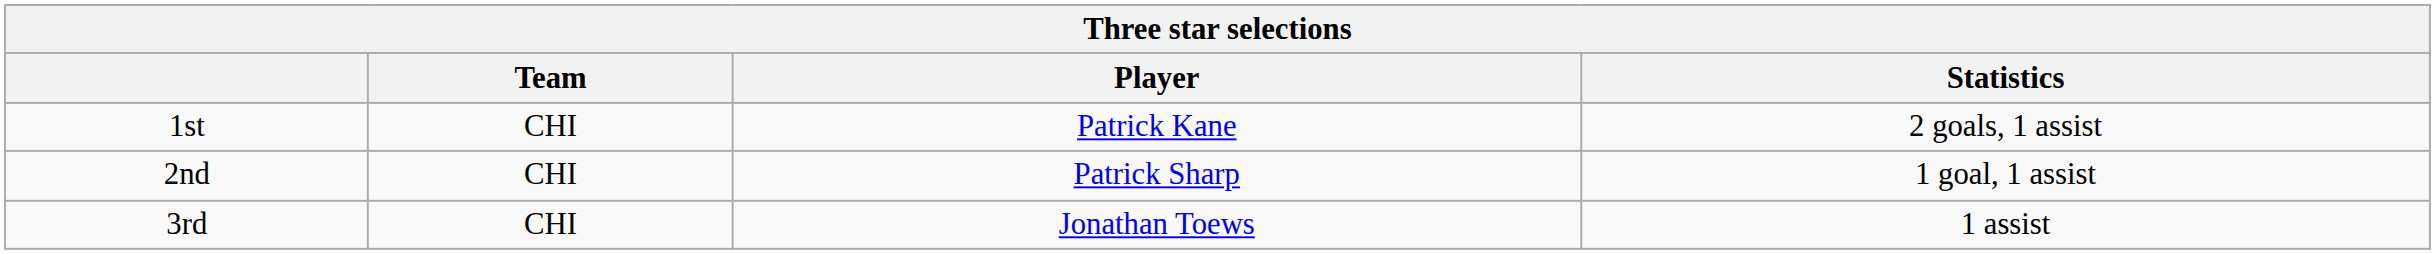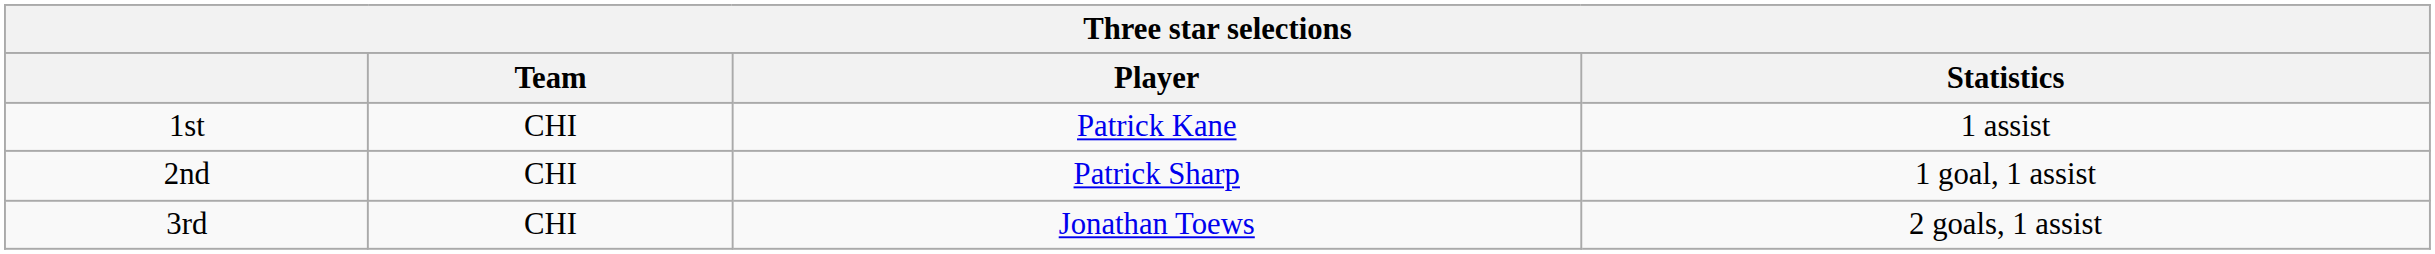(2006, 126) 2 goals, 1 assist -> (2006, 126) 1 assist
(2006, 223) 1 assist -> (2006, 223) 2 goals, 1 assist
